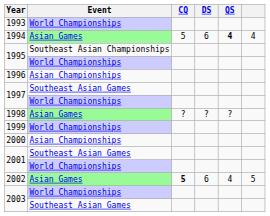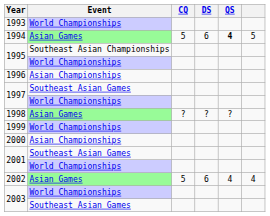(253, 37) 4 -> (253, 37) 5
(183, 180) bold -> (183, 180) normal
(253, 180) 5 -> (253, 180) 4
